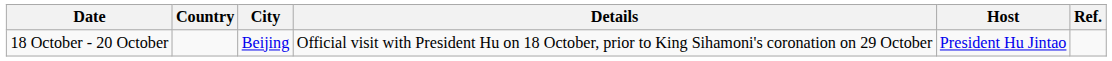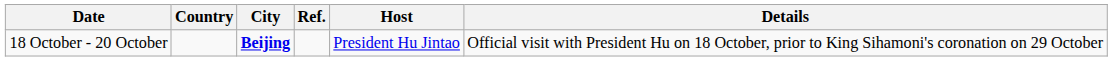columns swapped: (615, 17) <-> (1088, 17)
(265, 42) normal -> (265, 42) bold
